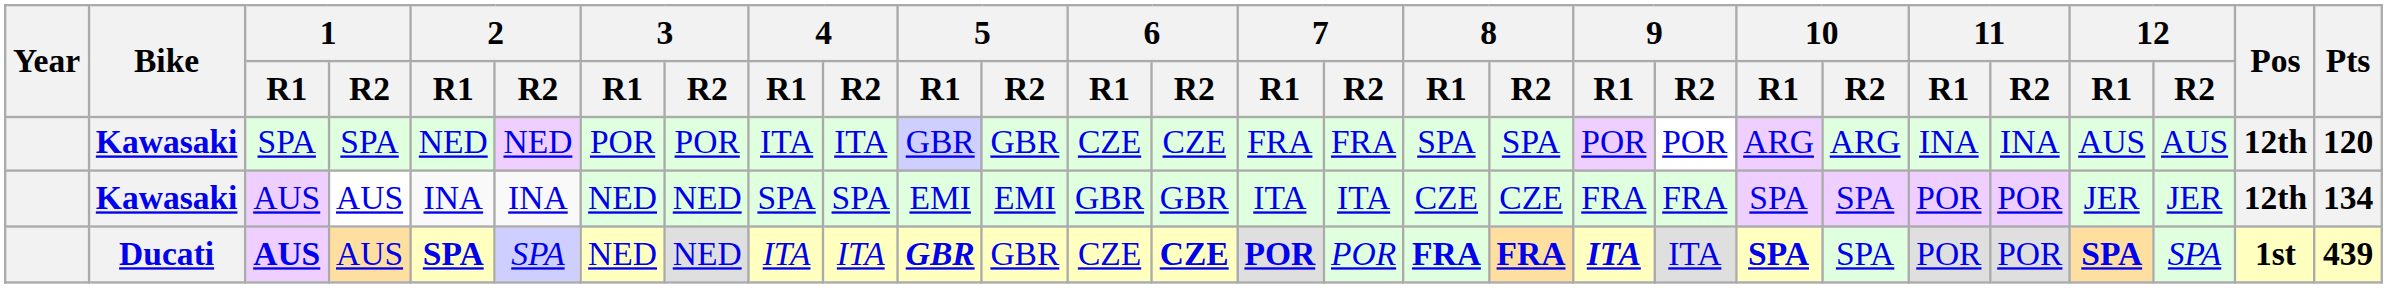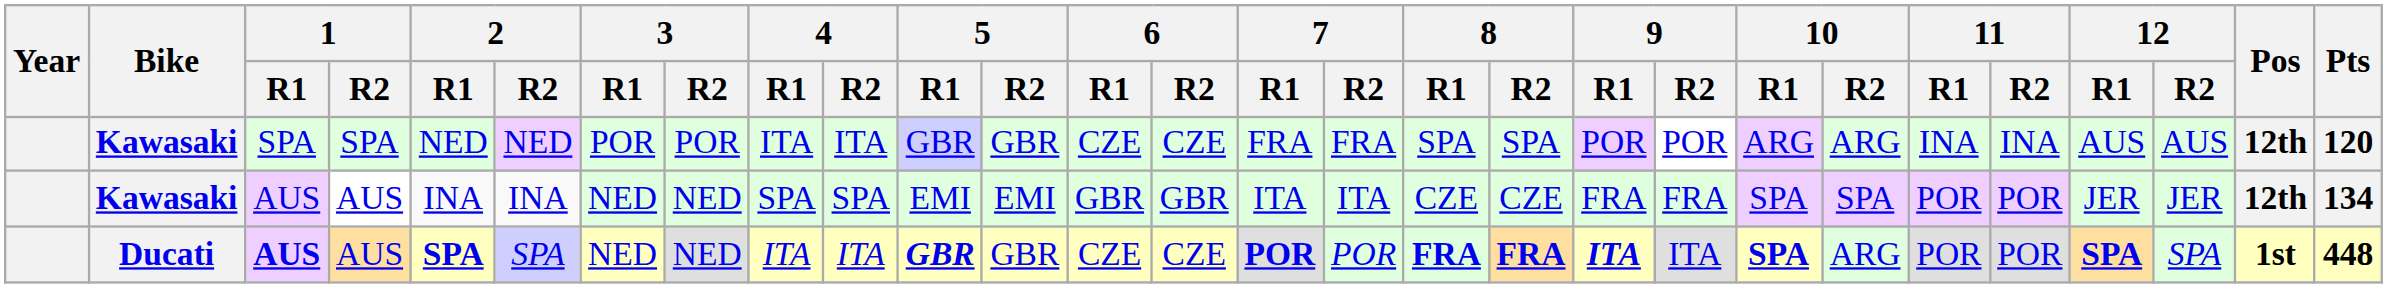(1194, 253) bold -> (1194, 253) normal
(1865, 253) SPA -> (1865, 253) ARG
(2348, 253) 439 -> (2348, 253) 448
